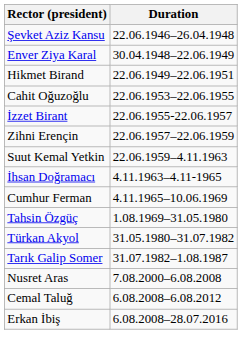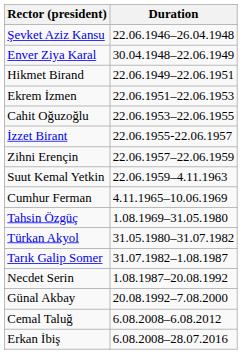+ row: (42, 95)
- row: (51, 177)
+ row: (41, 278)
+ row: (41, 298)
- row: (38, 278)
